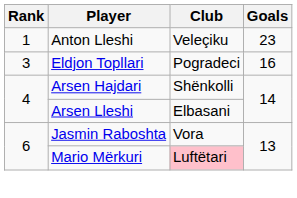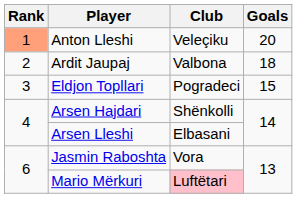(26, 39) no background -> (26, 39) lightsalmon background
(268, 39) 23 -> (268, 39) 20
+ row: (90, 63)
(268, 63) 16 -> (268, 87) 15
